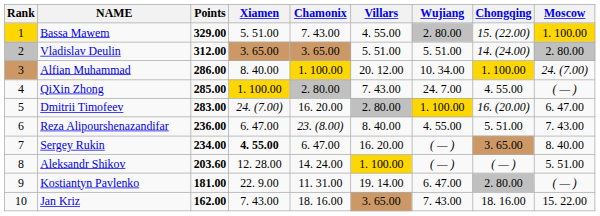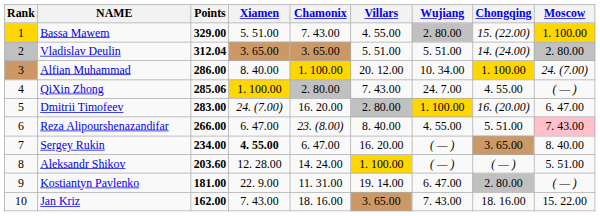(210, 51) 312.00 -> (210, 51) 312.04
(210, 88) 285.00 -> (210, 88) 285.06
(210, 126) 236.00 -> (210, 126) 266.00
(565, 126) no background -> (565, 126) pink background
